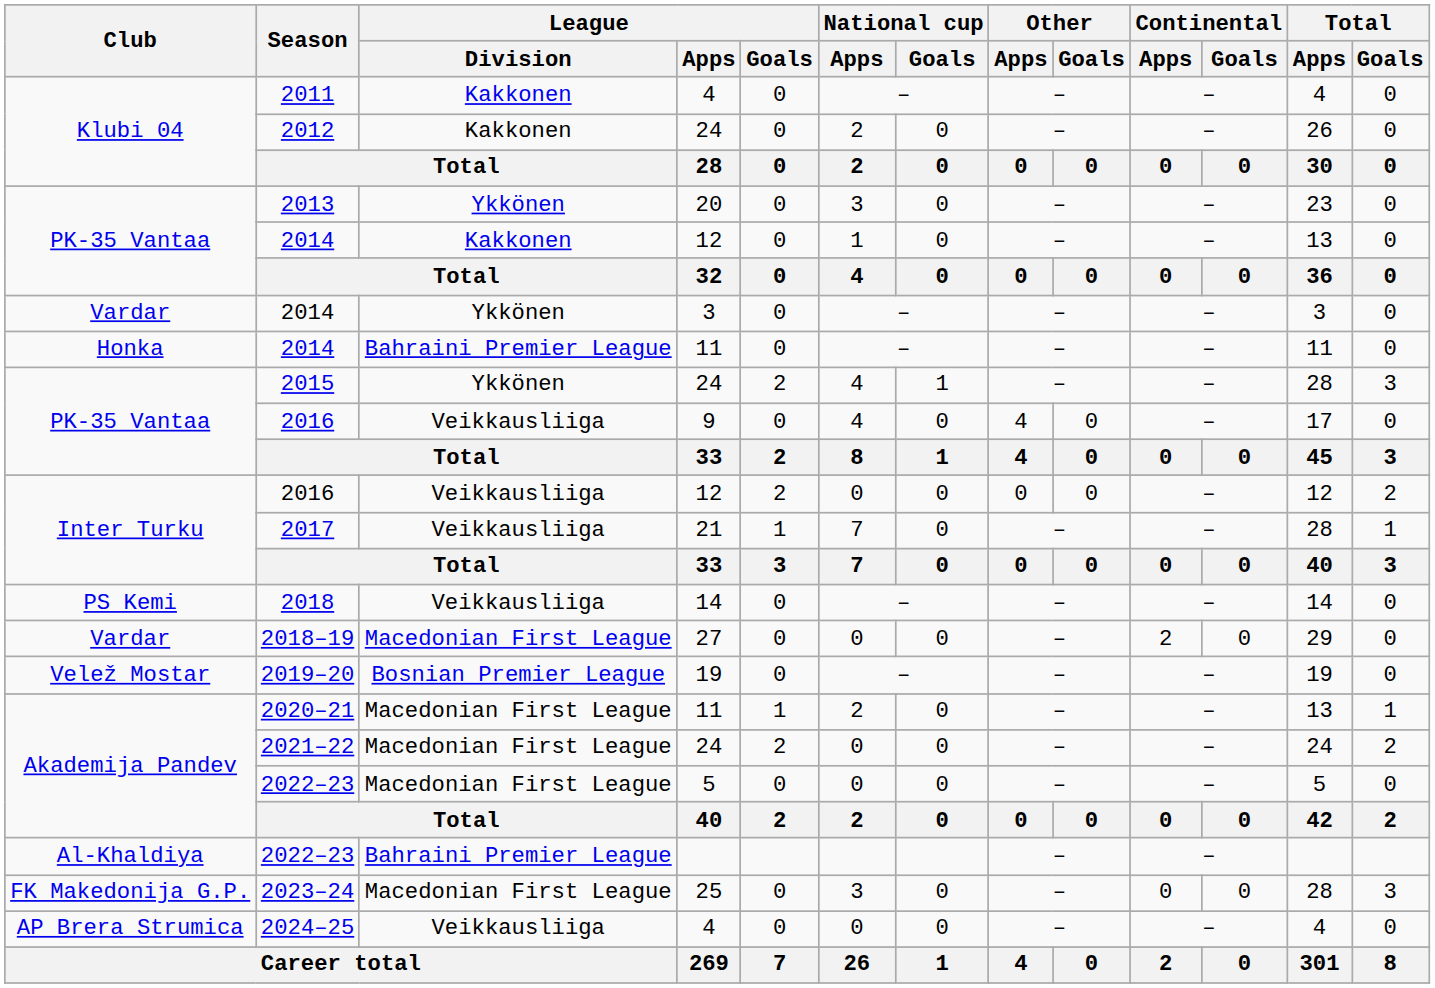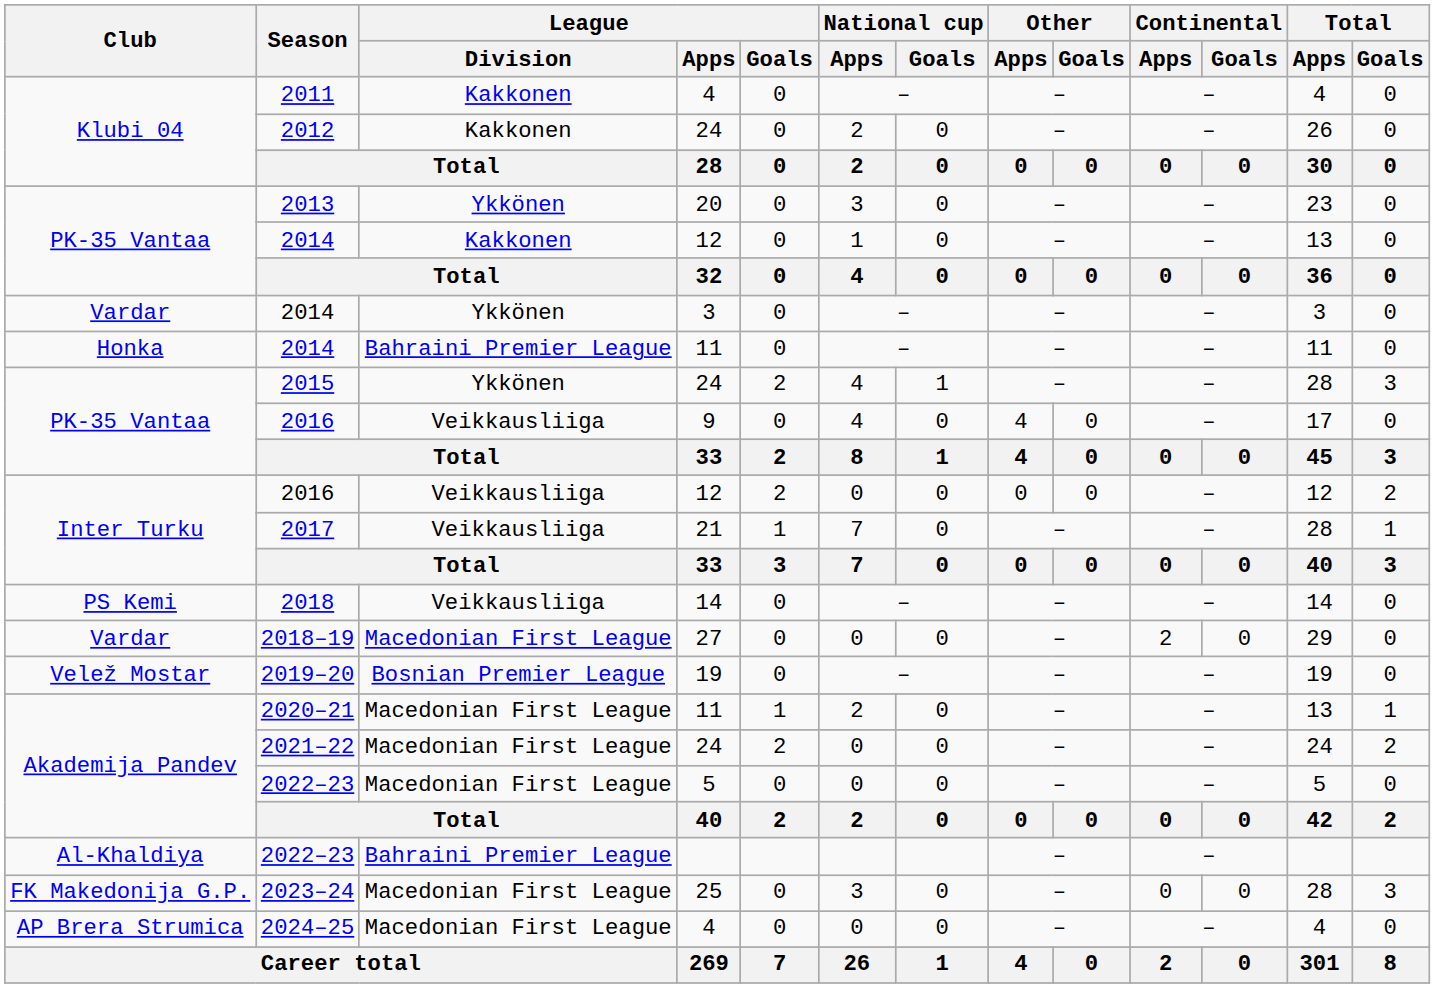(518, 929) Veikkausliiga -> (518, 929) Macedonian First League
